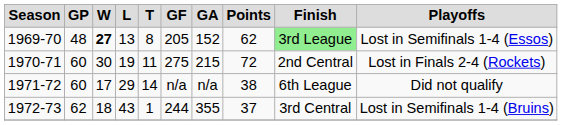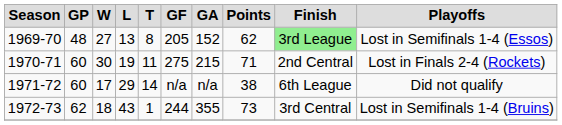(104, 39) bold -> (104, 39) normal
(249, 62) 72 -> (249, 62) 71
(249, 108) 37 -> (249, 108) 73
